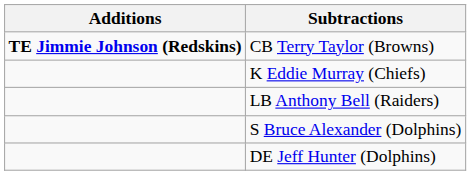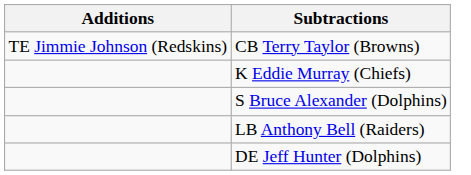(125, 45) bold -> (118, 45) normal
rows swapped: (344, 101) <-> (356, 128)
